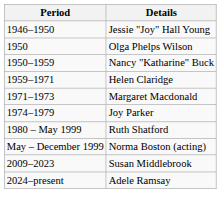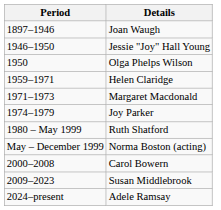+ row: (134, 29)
- row: (161, 63)
+ row: (138, 163)
